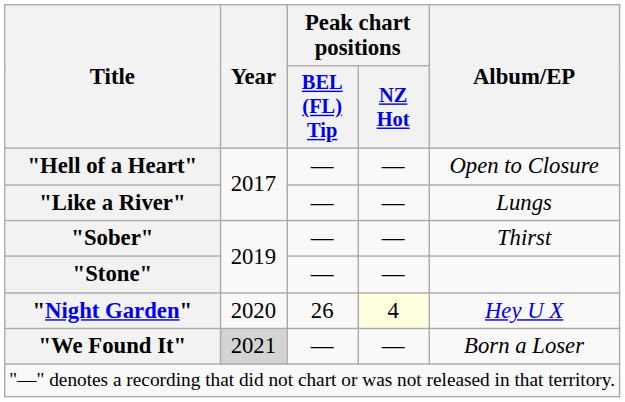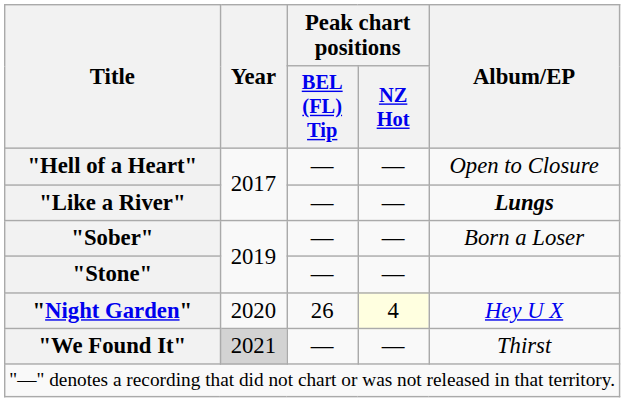(524, 202) normal -> (524, 202) bold
(524, 238) Thirst -> (524, 238) Born a Loser
(524, 346) Born a Loser -> (524, 346) Thirst
